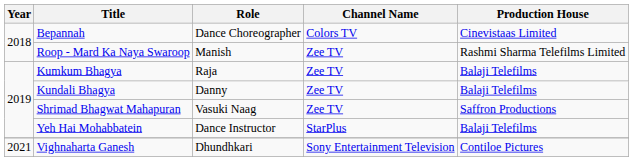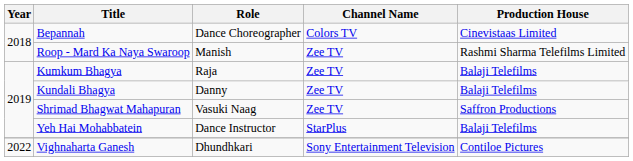(19, 147) 2021 -> (19, 147) 2022
